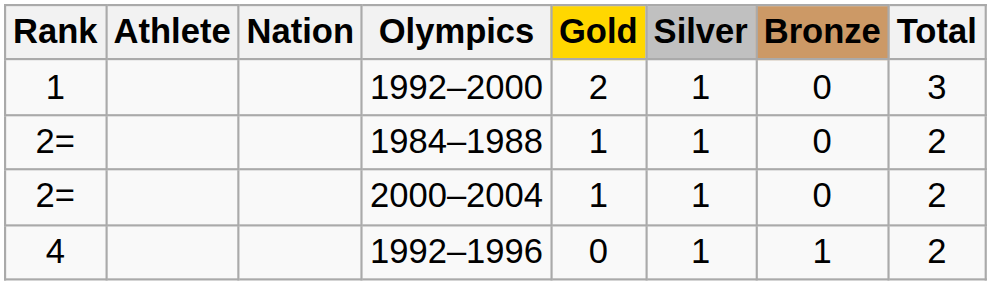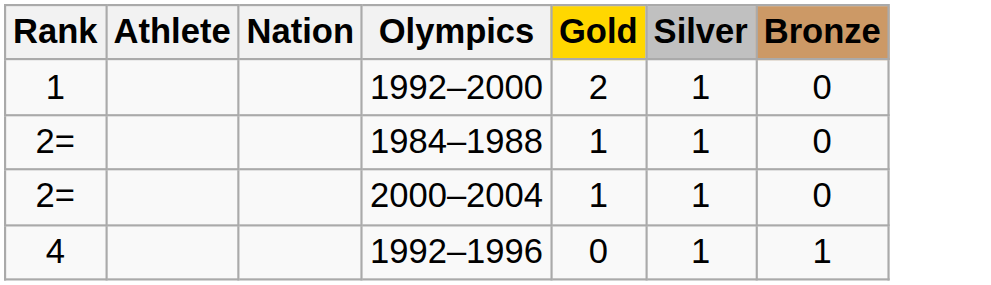- column: (937, 31)
